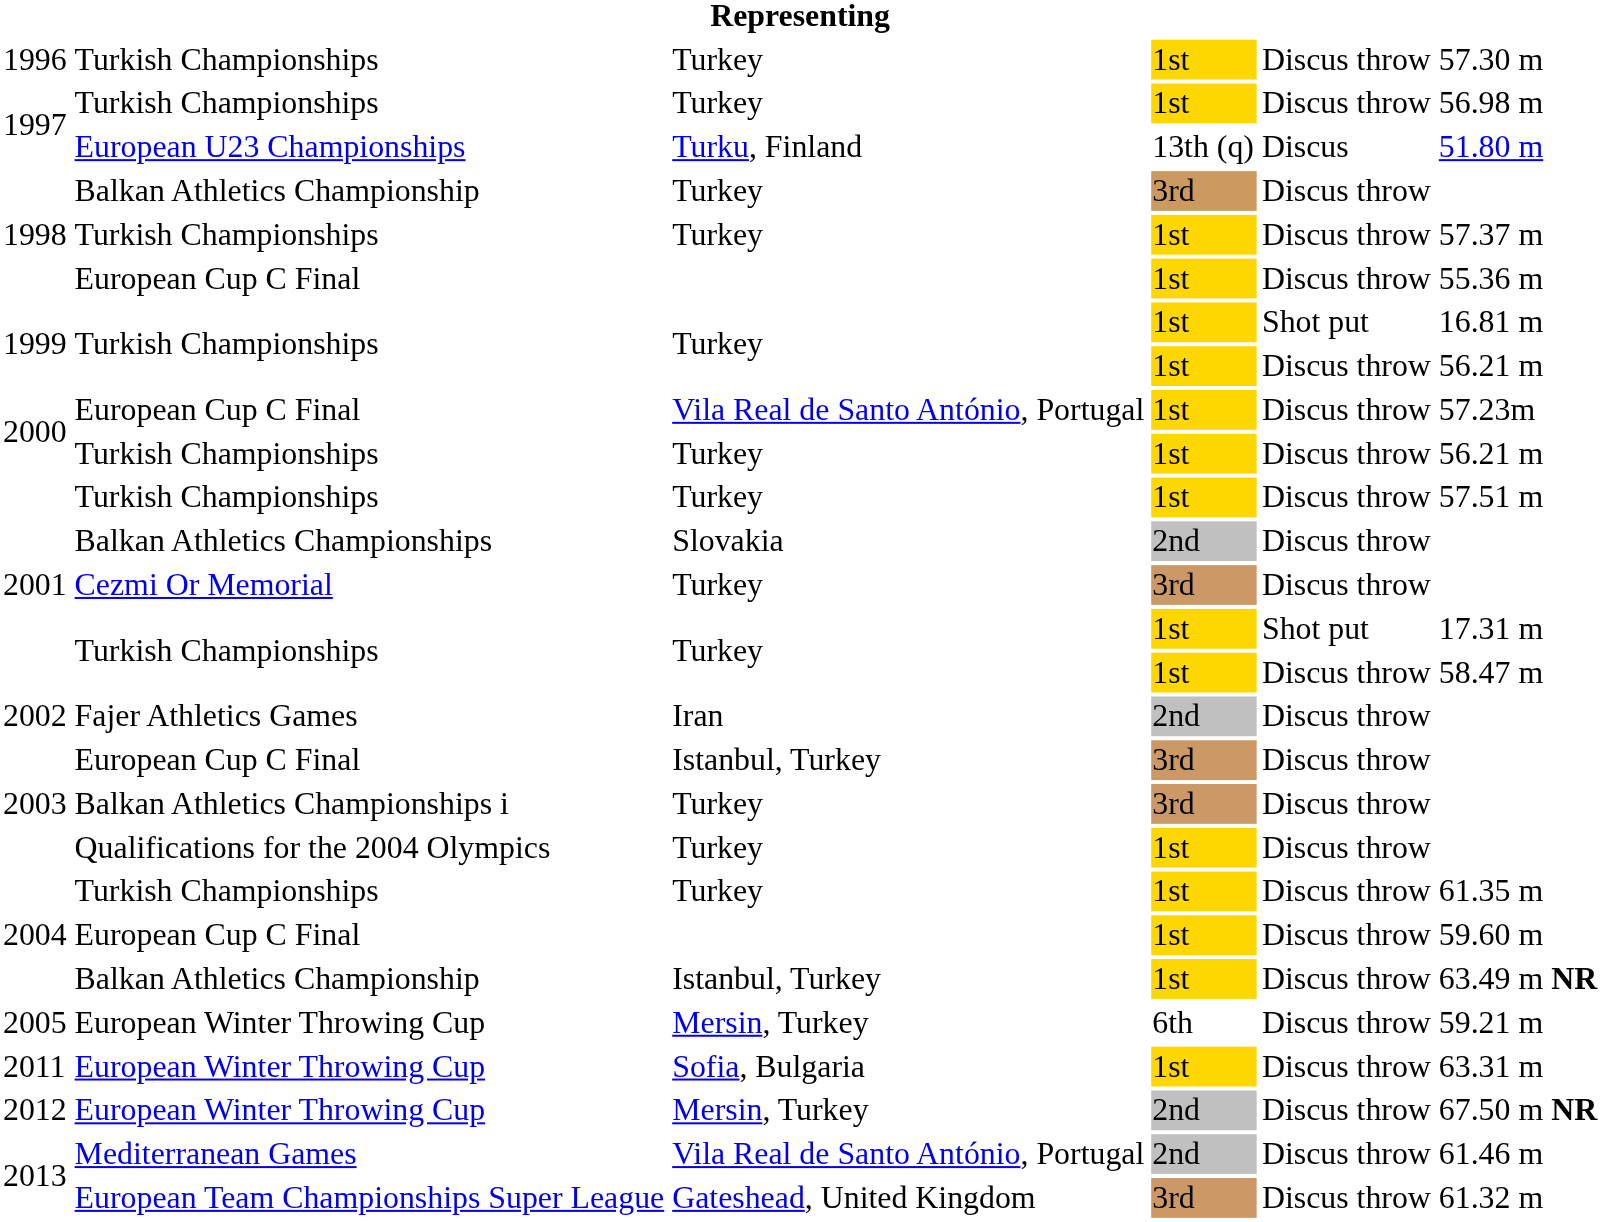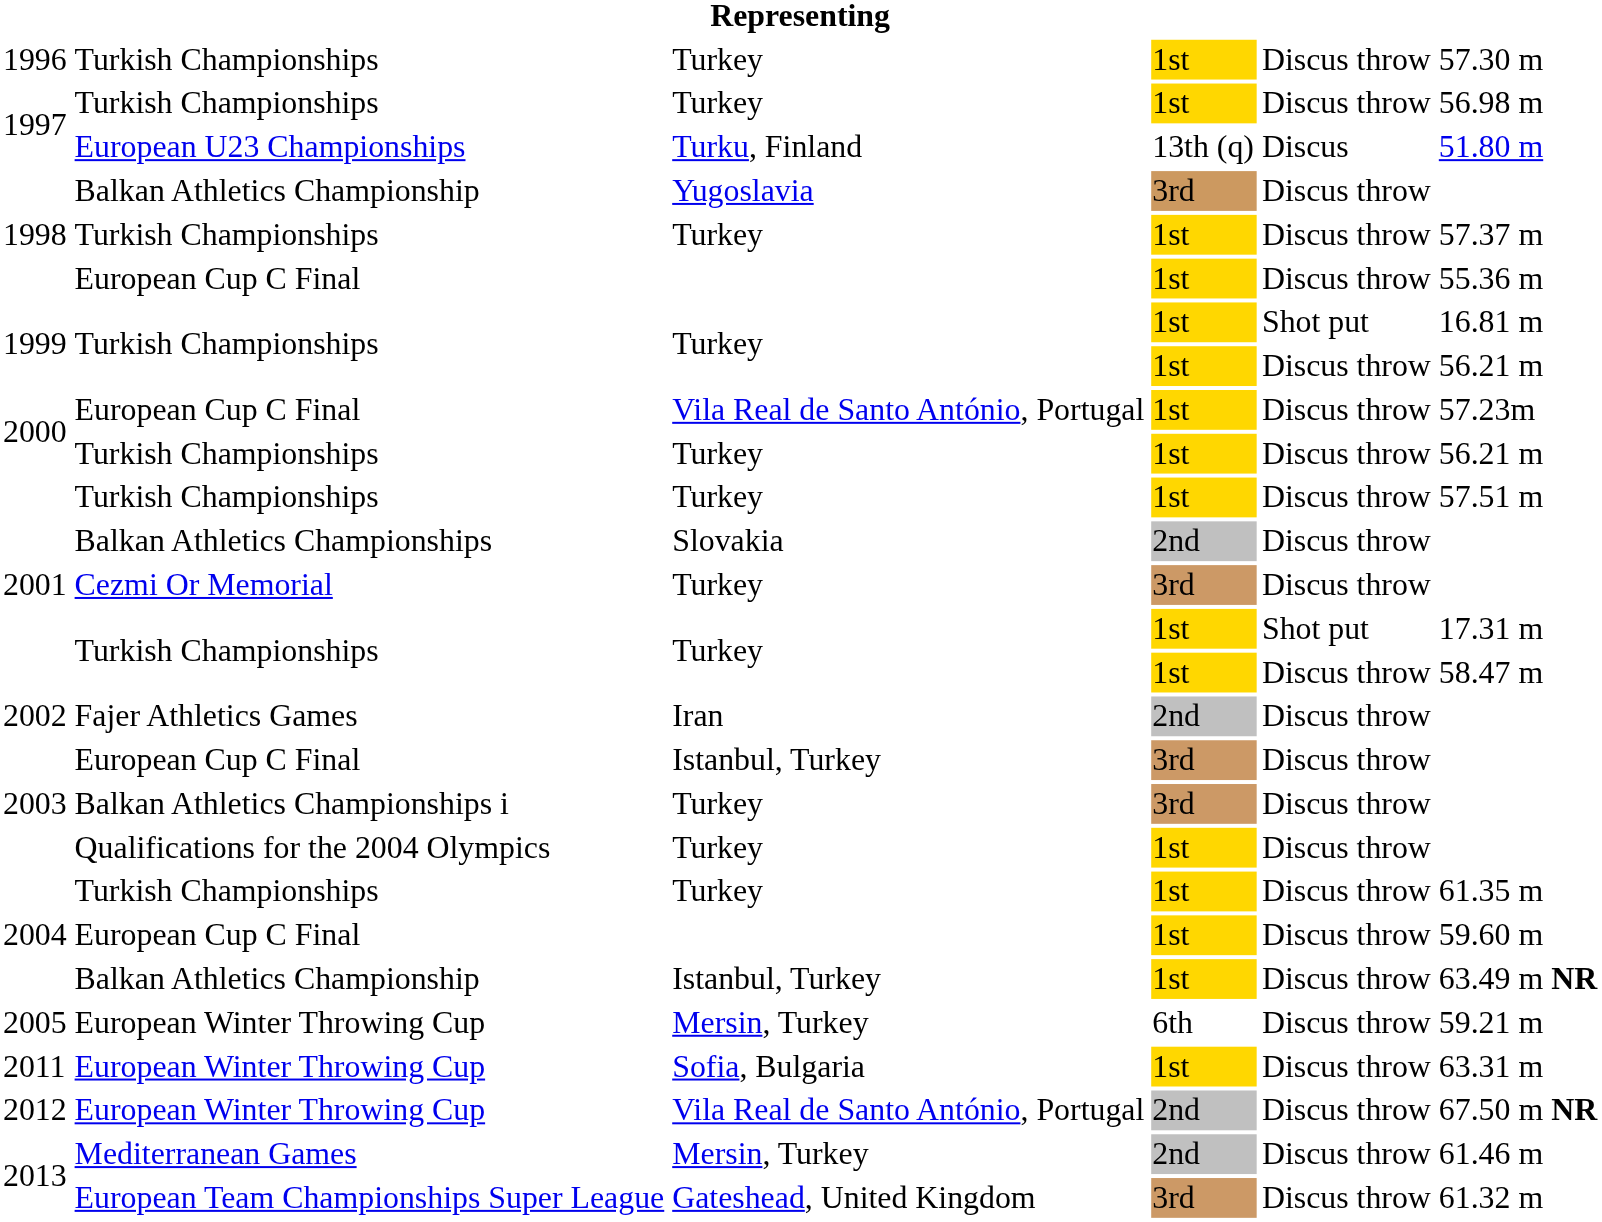(718, 190) Turkey -> (743, 190) Yugoslavia
(770, 1109) Mersin, Turkey -> (908, 1109) Vila Real de Santo António, Portugal
(908, 1153) Vila Real de Santo António, Portugal -> (770, 1153) Mersin, Turkey
